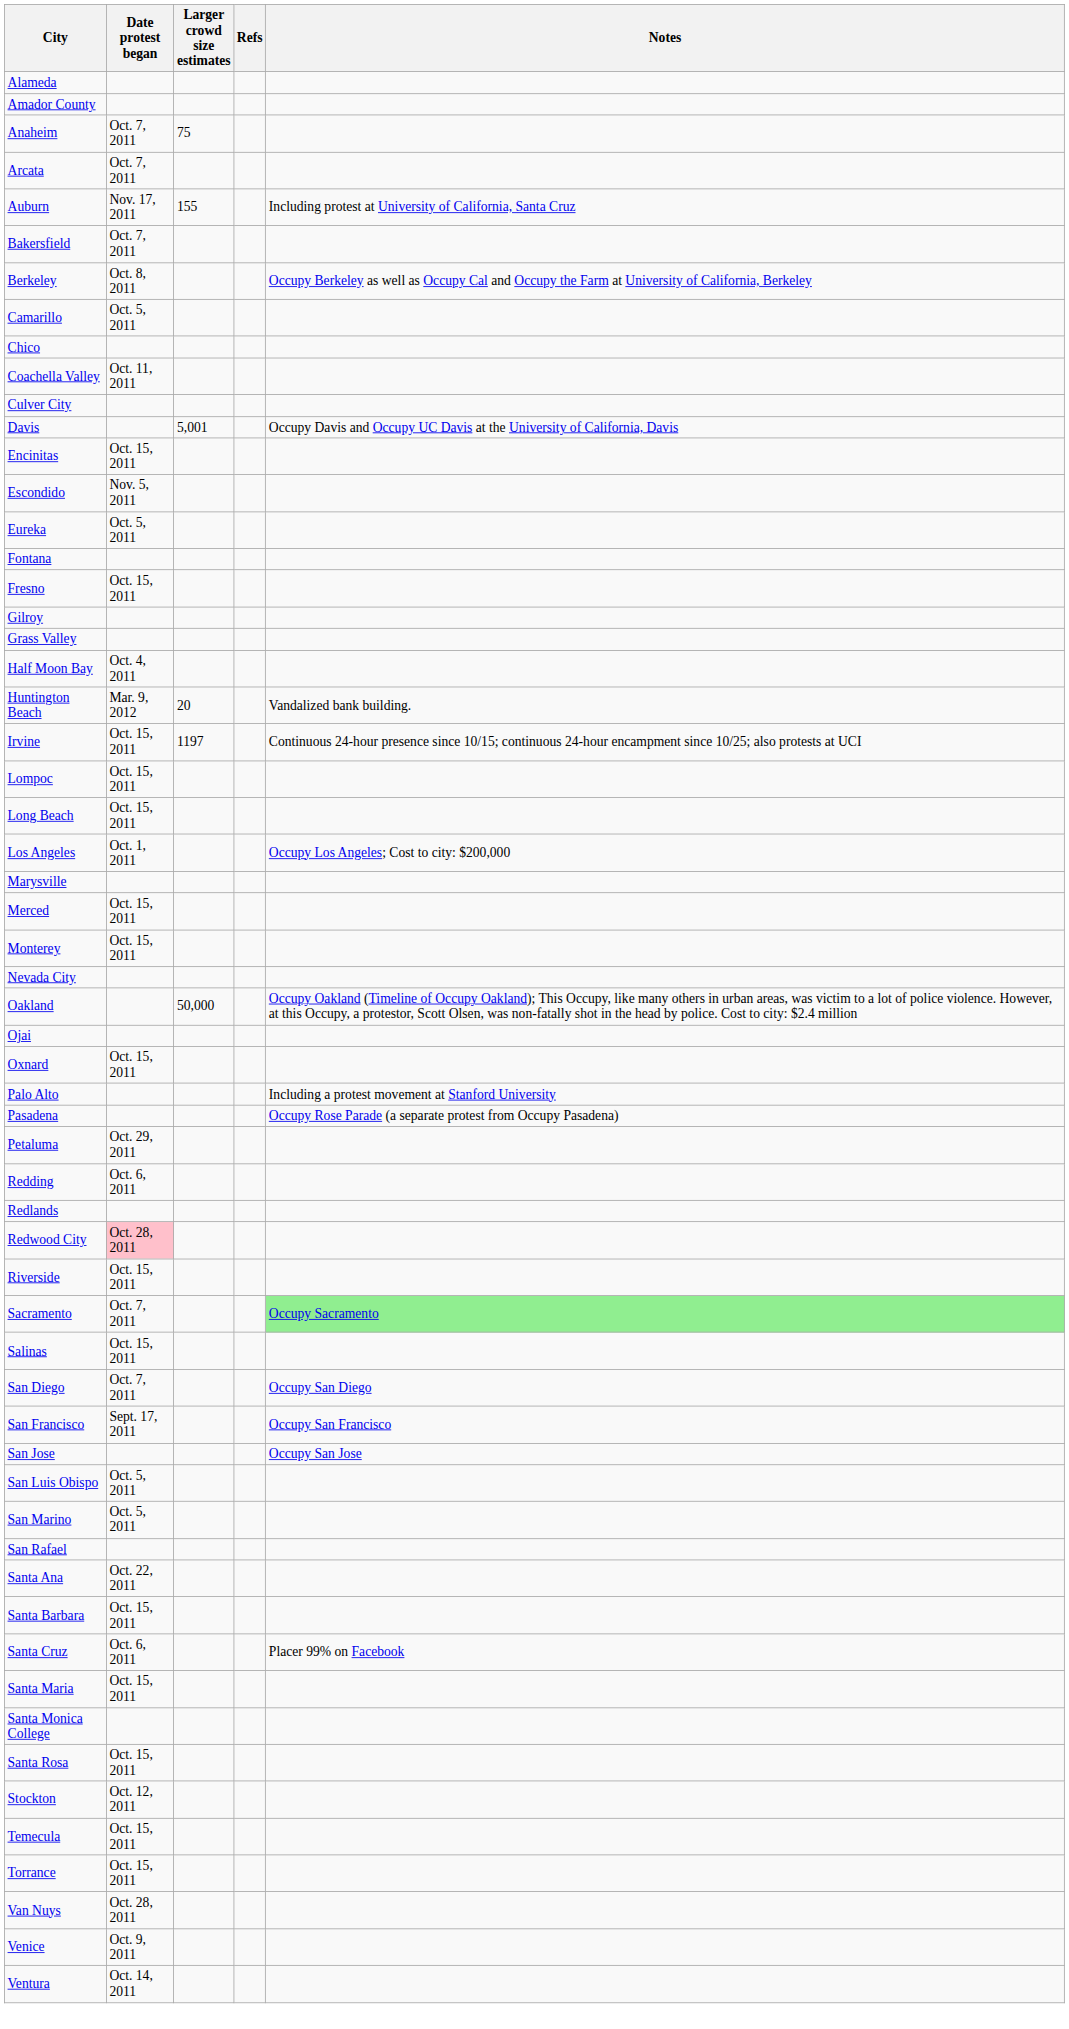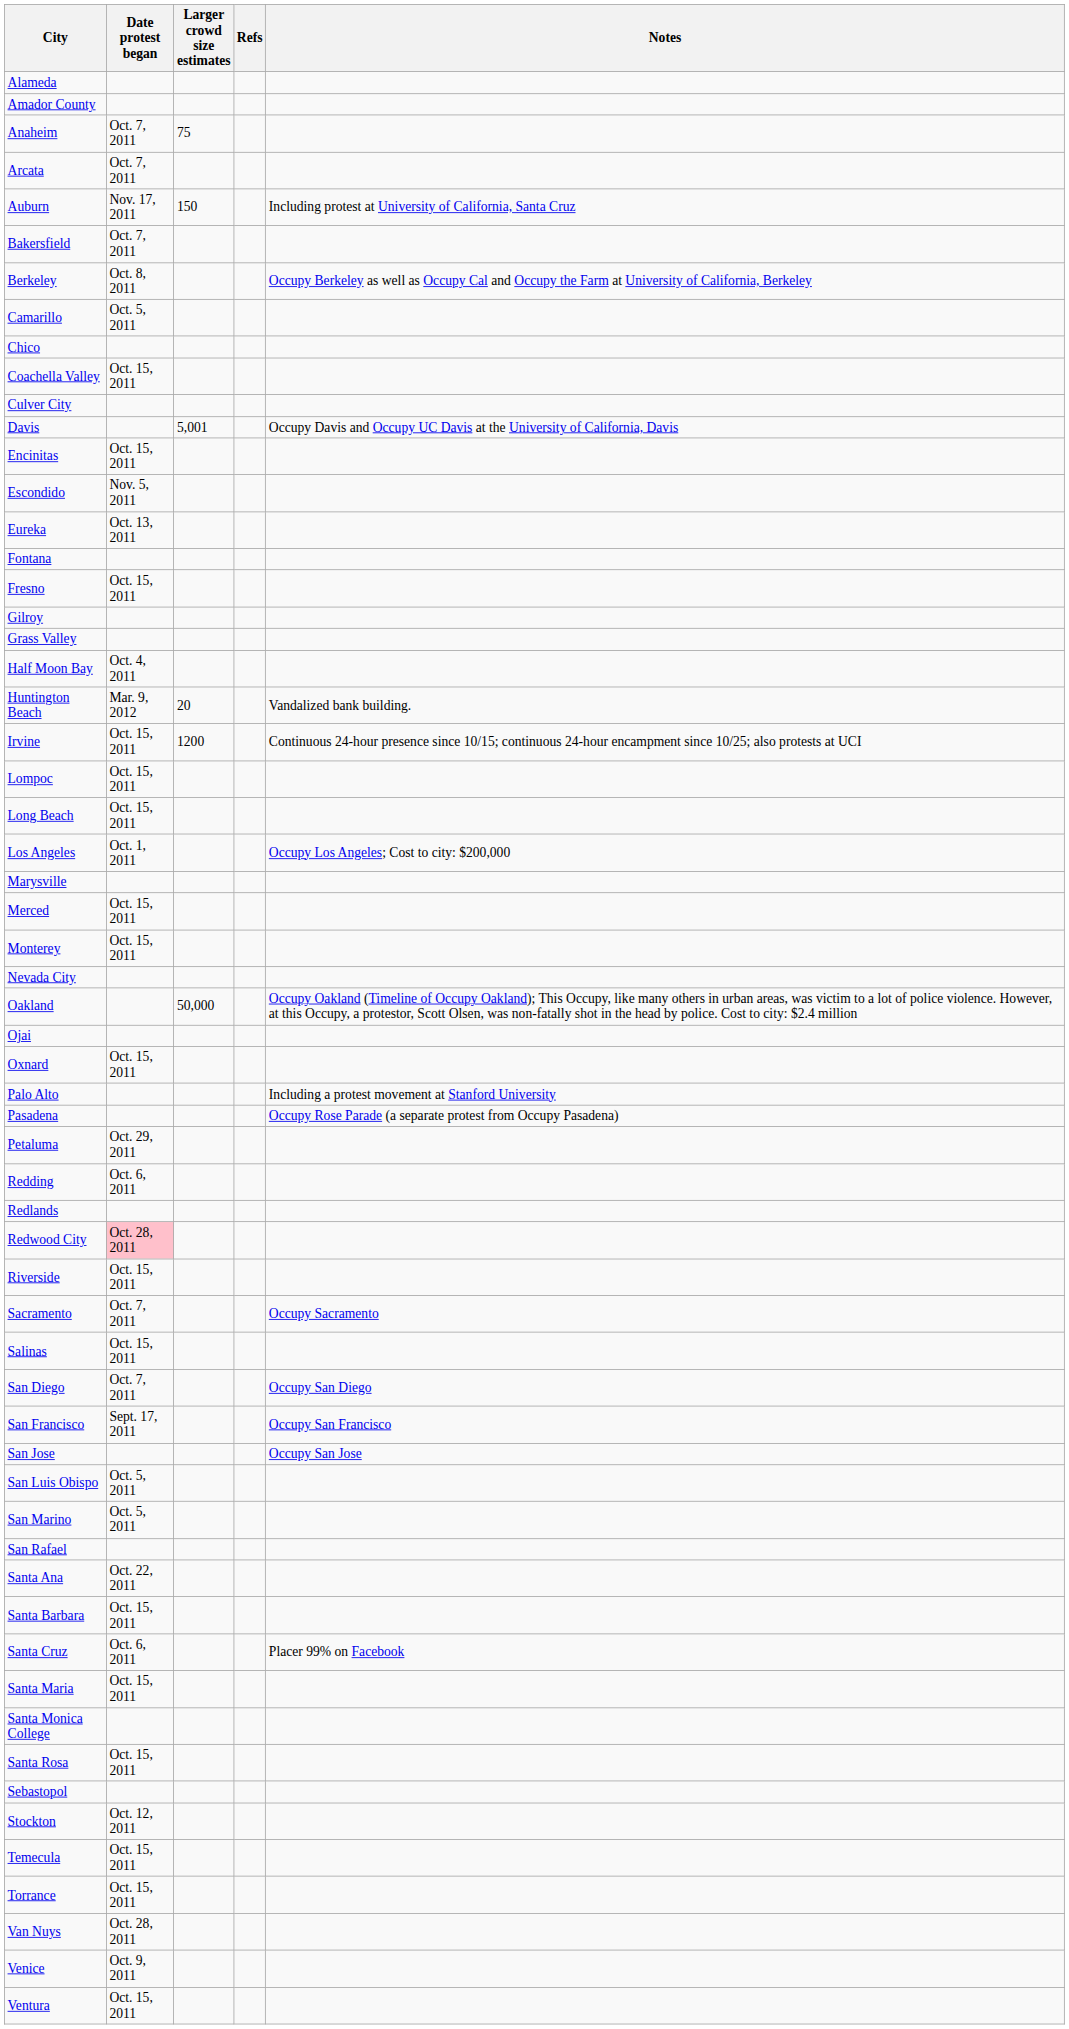(187, 207) 155 -> (187, 207) 150
(131, 376) Oct. 11, 2011 -> (131, 376) Oct. 15, 2011
(128, 530) Oct. 5, 2011 -> (131, 530) Oct. 13, 2011
(190, 742) 1197 -> (191, 742) 1200
(324, 1314) lightgreen background -> (324, 1314) no background
+ row: (37, 1791)
(131, 1983) Oct. 14, 2011 -> (131, 2005) Oct. 15, 2011
